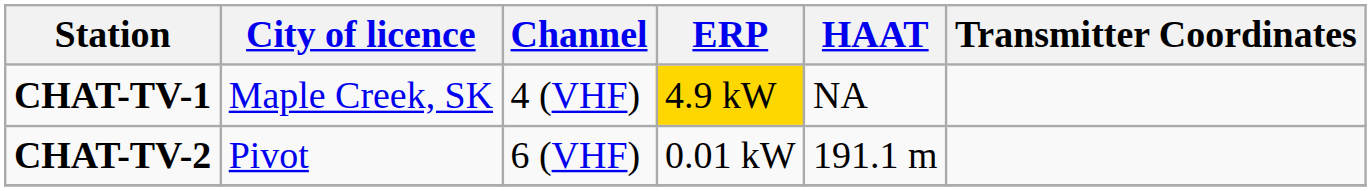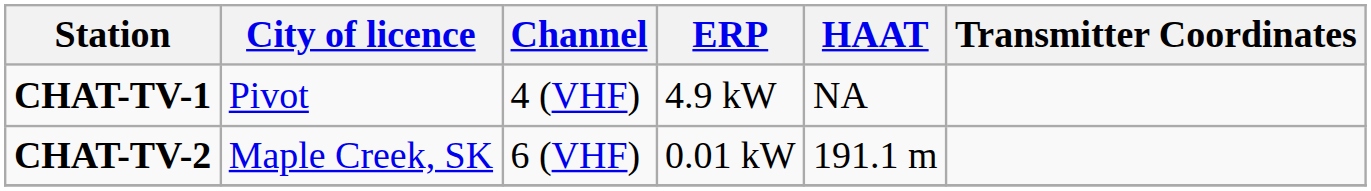(361, 94) Maple Creek, SK -> (269, 94) Pivot
(721, 94) gold background -> (721, 94) no background
(269, 154) Pivot -> (361, 154) Maple Creek, SK
